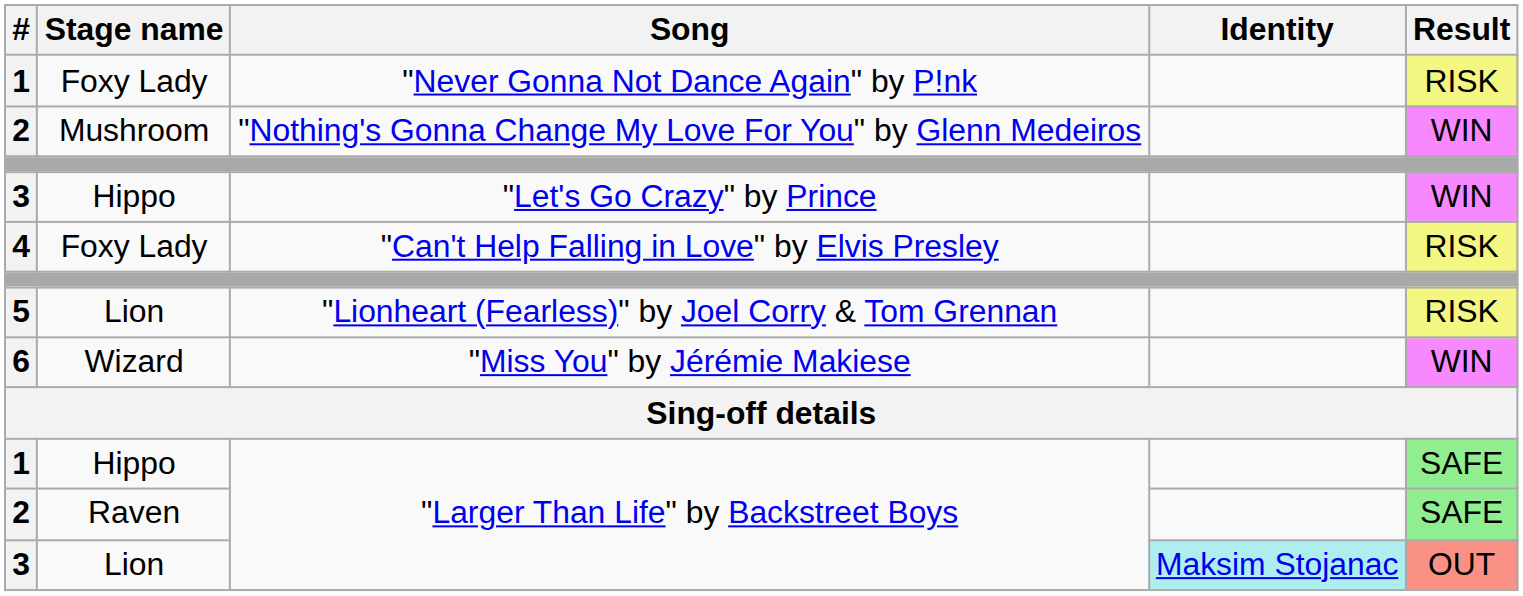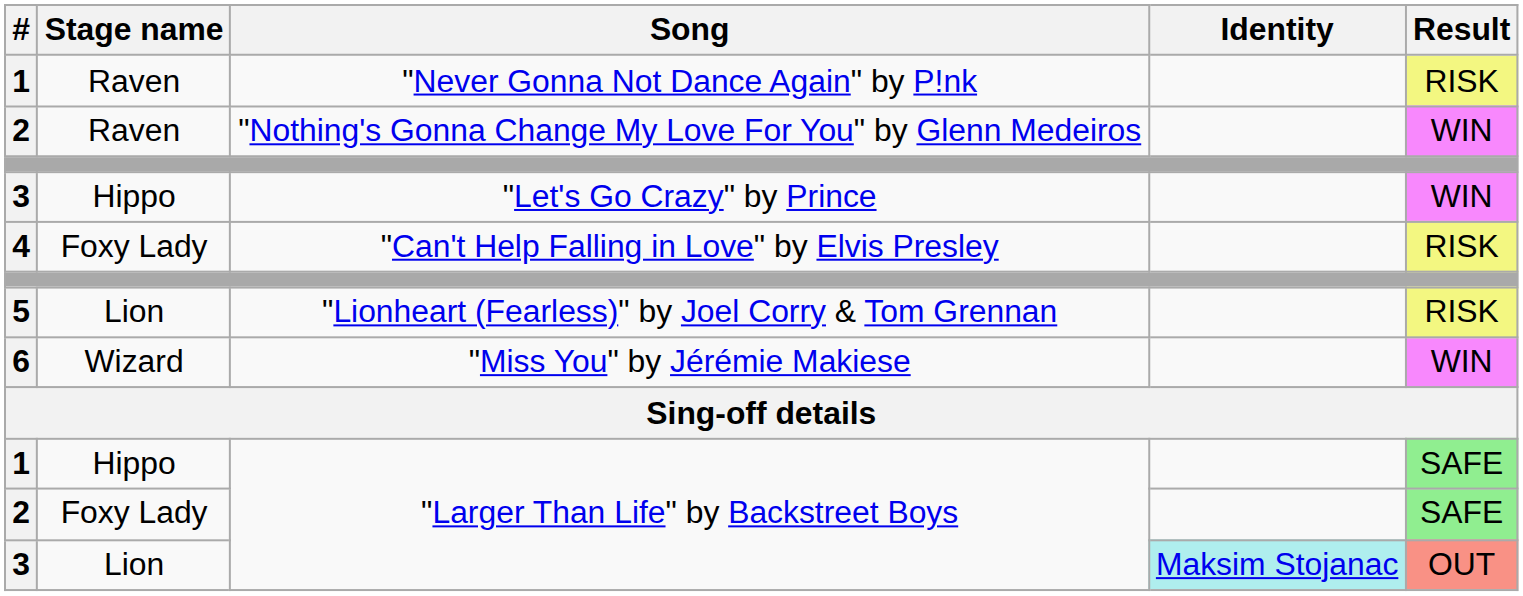(134, 80) Foxy Lady -> (134, 80) Raven
(134, 130) Mushroom -> (134, 130) Raven
(134, 513) Raven -> (134, 513) Foxy Lady
